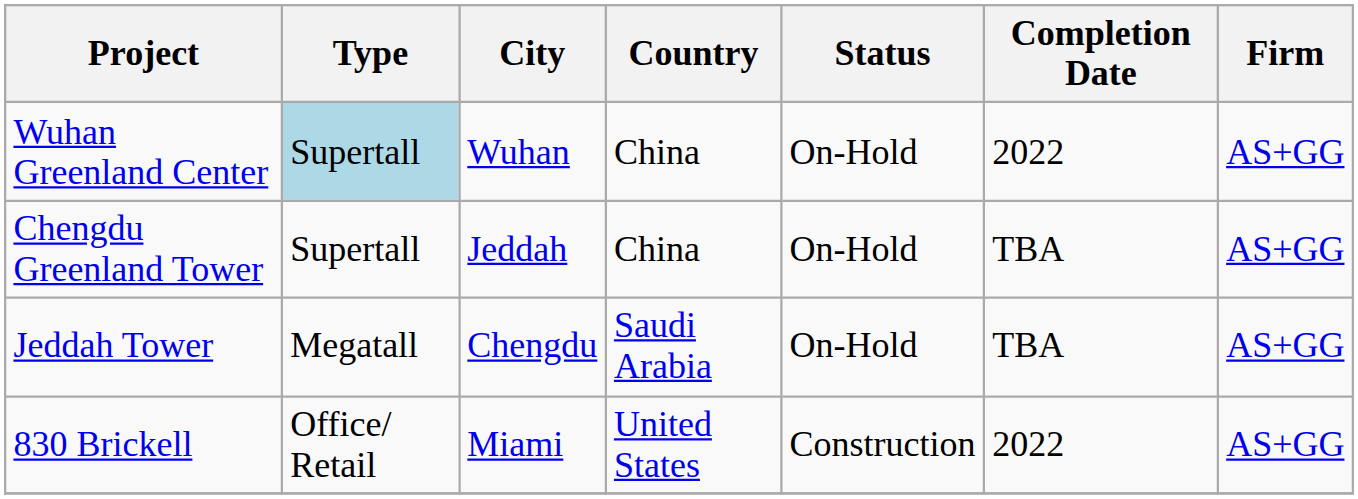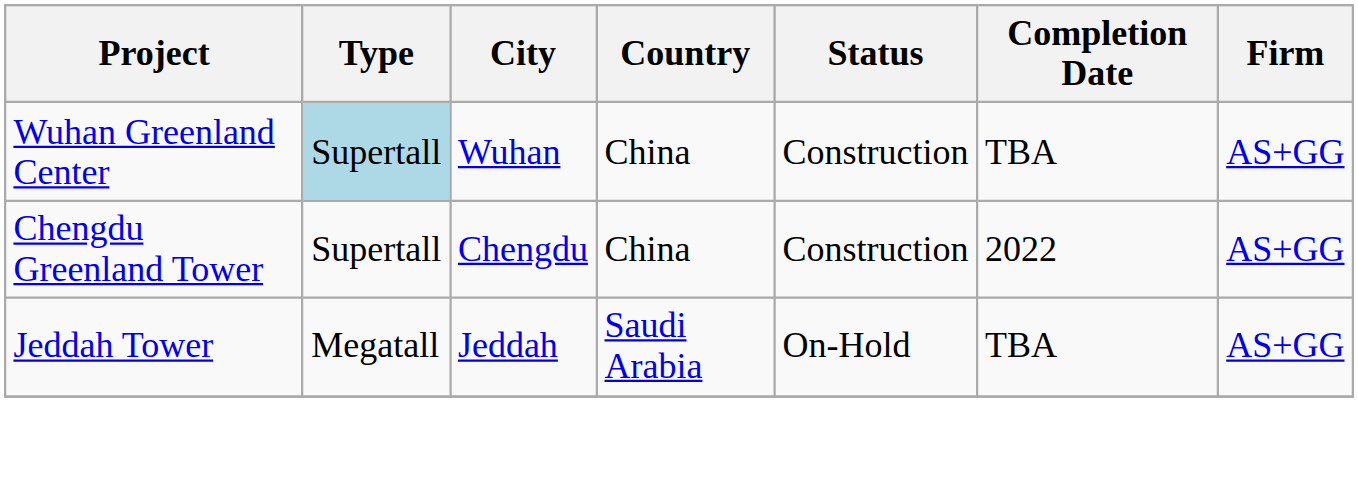(854, 150) On-Hold -> (875, 150) Construction
(1028, 150) 2022 -> (1021, 150) TBA
(517, 248) Jeddah -> (523, 248) Chengdu
(854, 248) On-Hold -> (875, 248) Construction
(1028, 248) TBA -> (1021, 248) 2022
(532, 346) Chengdu -> (508, 346) Jeddah
- row: (103, 443)
